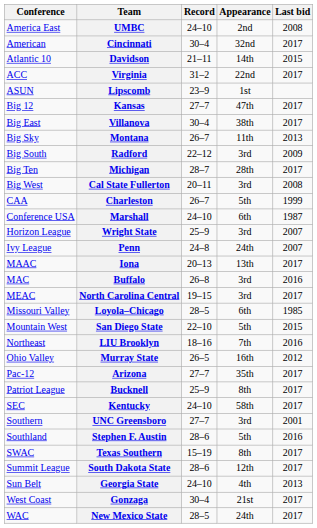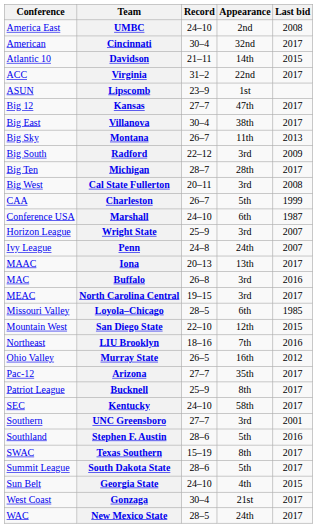(245, 327) 5th -> (245, 327) 12th
(245, 468) 12th -> (245, 468) 5th
(293, 484) 2013 -> (293, 484) 2015
